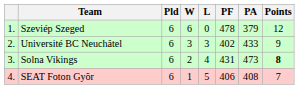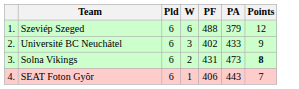- column: (207, 12)
(227, 28) 478 -> (210, 28) 488
(251, 76) 408 -> (233, 76) 443
